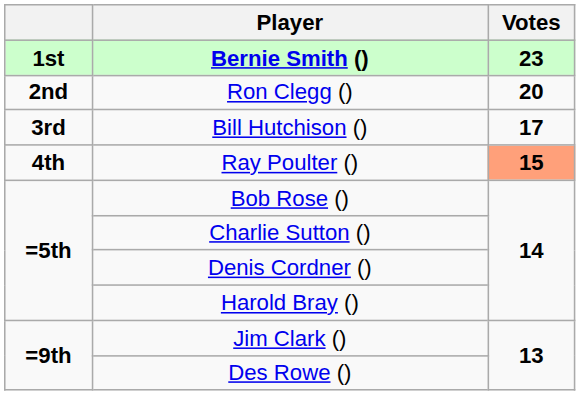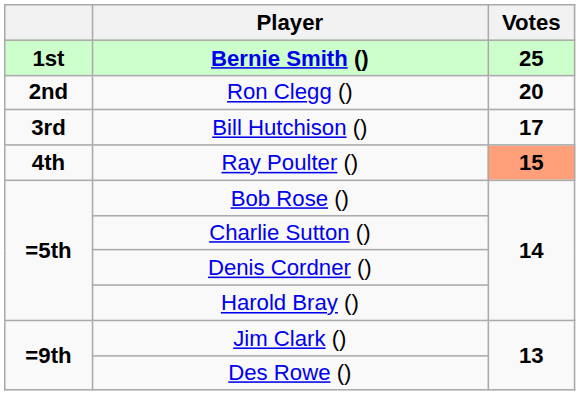(531, 58) 23 -> (531, 58) 25
